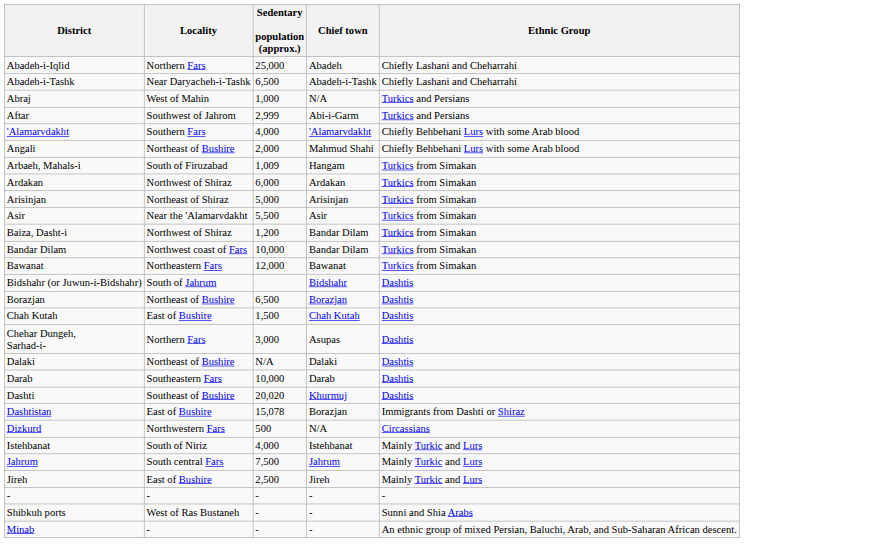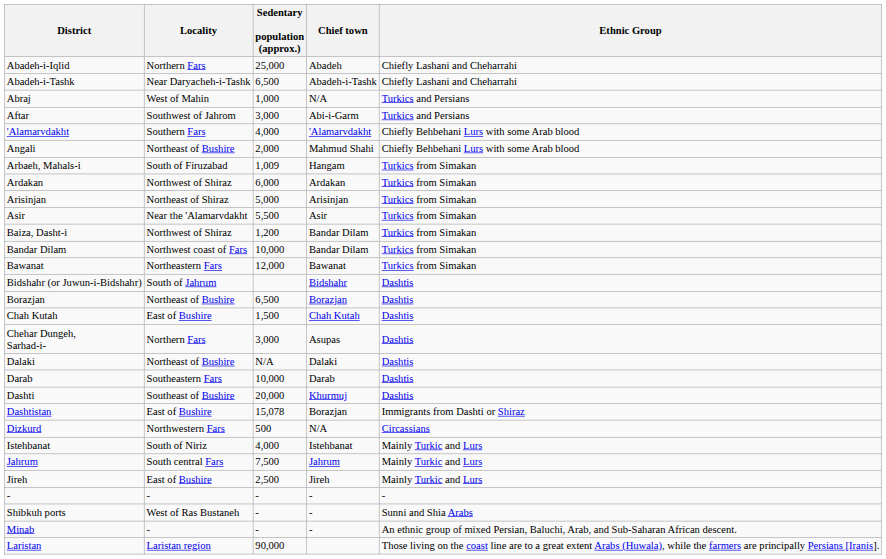(267, 115) 2,999 -> (267, 115) 3,000
(270, 395) 20,020 -> (270, 395) 20,000
+ row: (24, 546)
